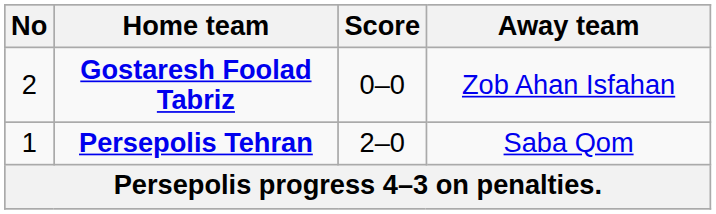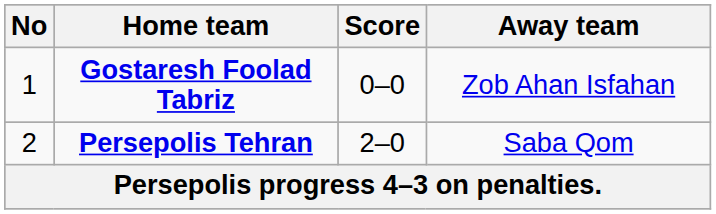(29, 84) 2 -> (29, 84) 1
(29, 142) 1 -> (29, 142) 2
